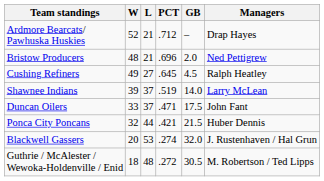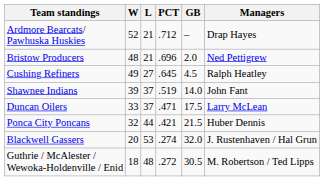(237, 90) Larry McLean -> (227, 90) John Fant
(227, 106) John Fant -> (237, 106) Larry McLean
